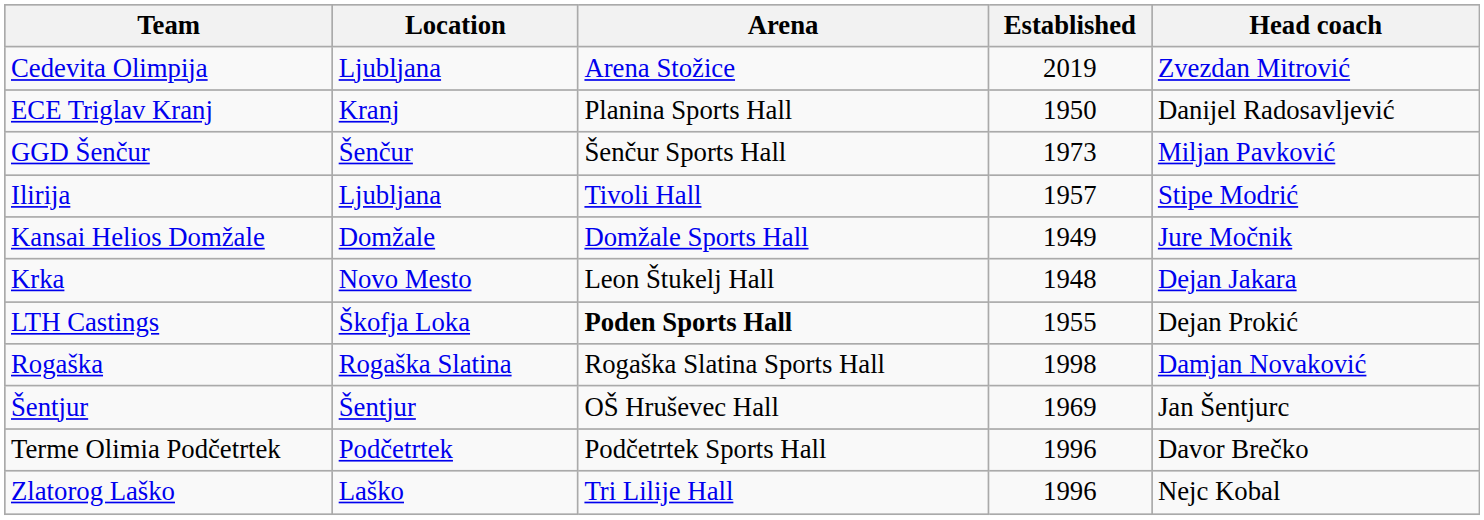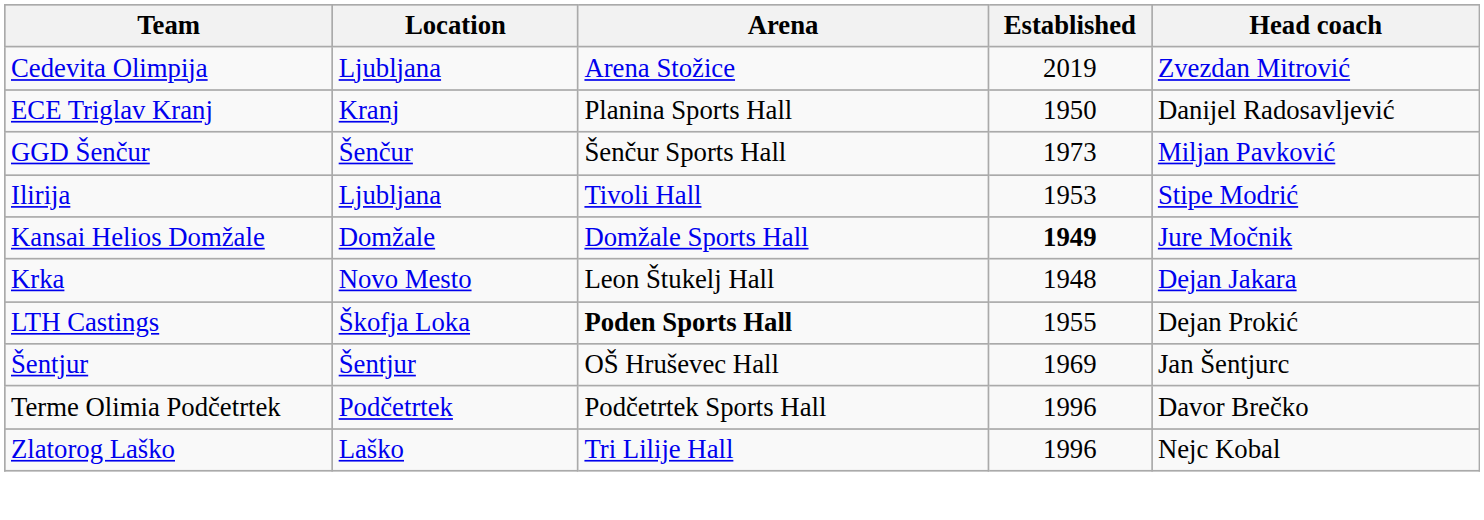(1070, 195) 1957 -> (1070, 195) 1953
(1070, 237) normal -> (1070, 237) bold
- row: (57, 364)
